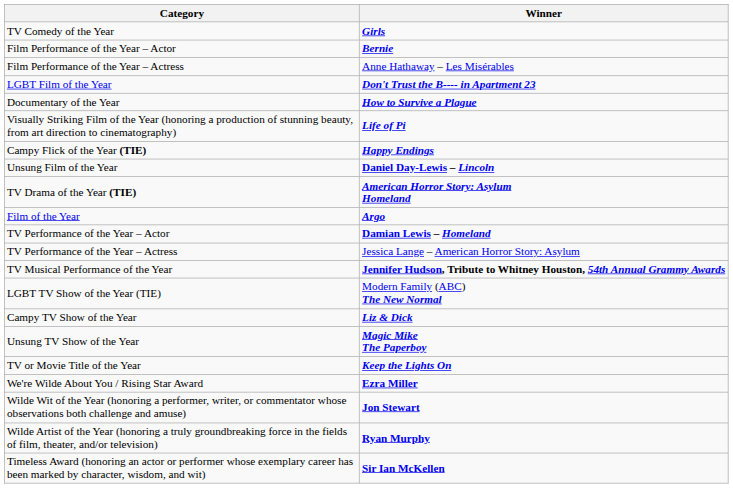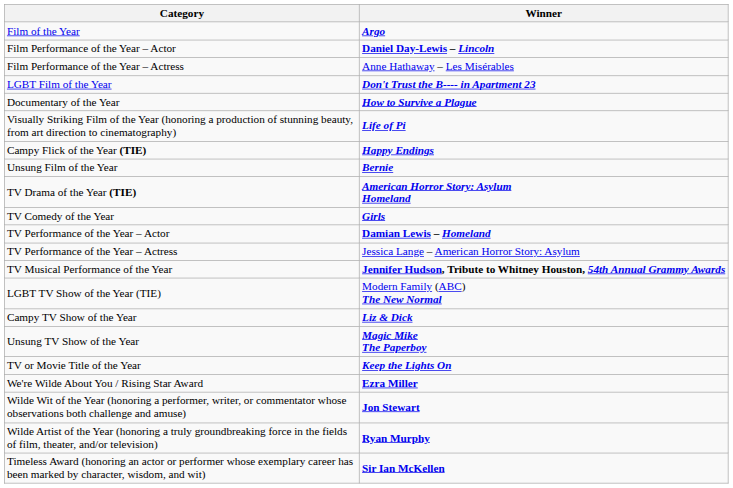rows swapped: (43, 216) <-> (60, 31)
(378, 48) Bernie -> (428, 48) Daniel Day-Lewis – Lincoln
(428, 168) Daniel Day-Lewis – Lincoln -> (378, 168) Bernie
